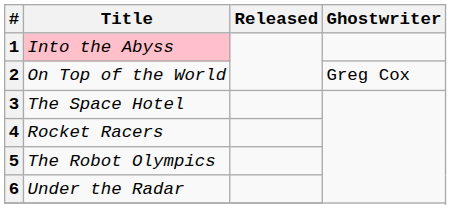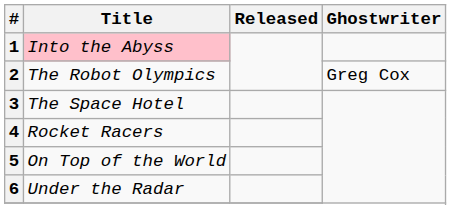(127, 76) On Top of the World -> (122, 76) The Robot Olympics
(122, 161) The Robot Olympics -> (127, 161) On Top of the World
